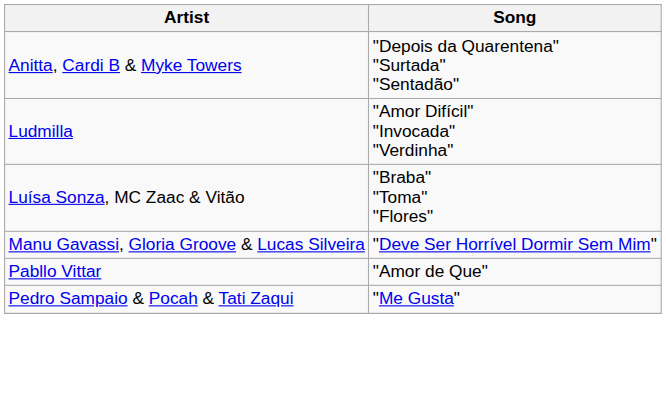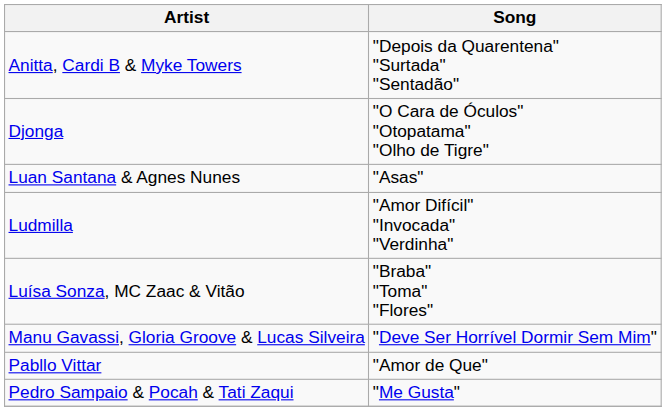+ row: (36, 131)
+ row: (124, 178)
